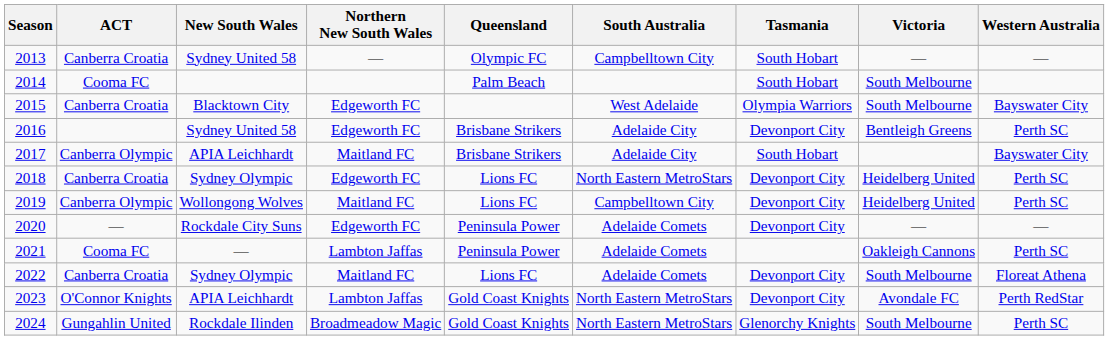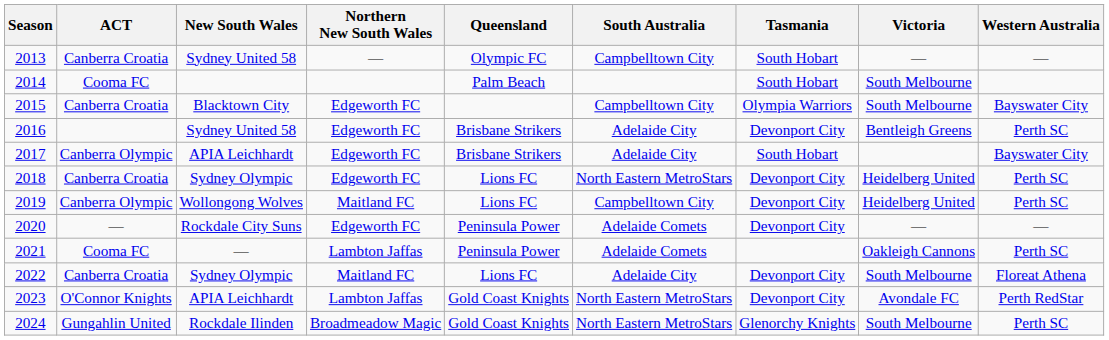(654, 105) West Adelaide -> (654, 105) Campbelltown City
(376, 154) Maitland FC -> (376, 154) Edgeworth FC
(654, 274) Adelaide Comets -> (654, 274) Adelaide City
